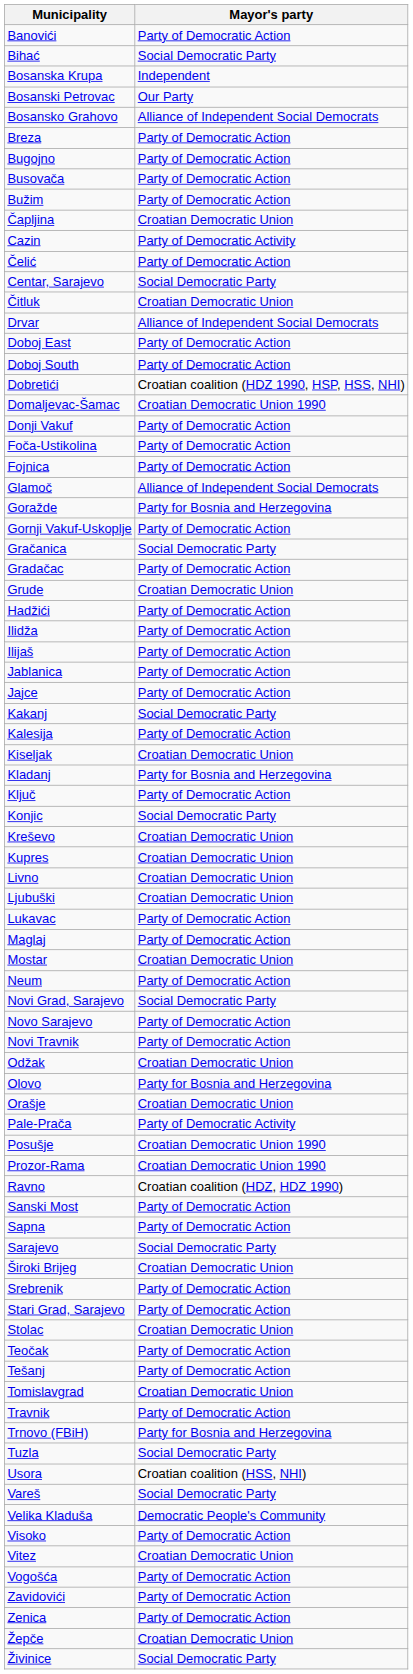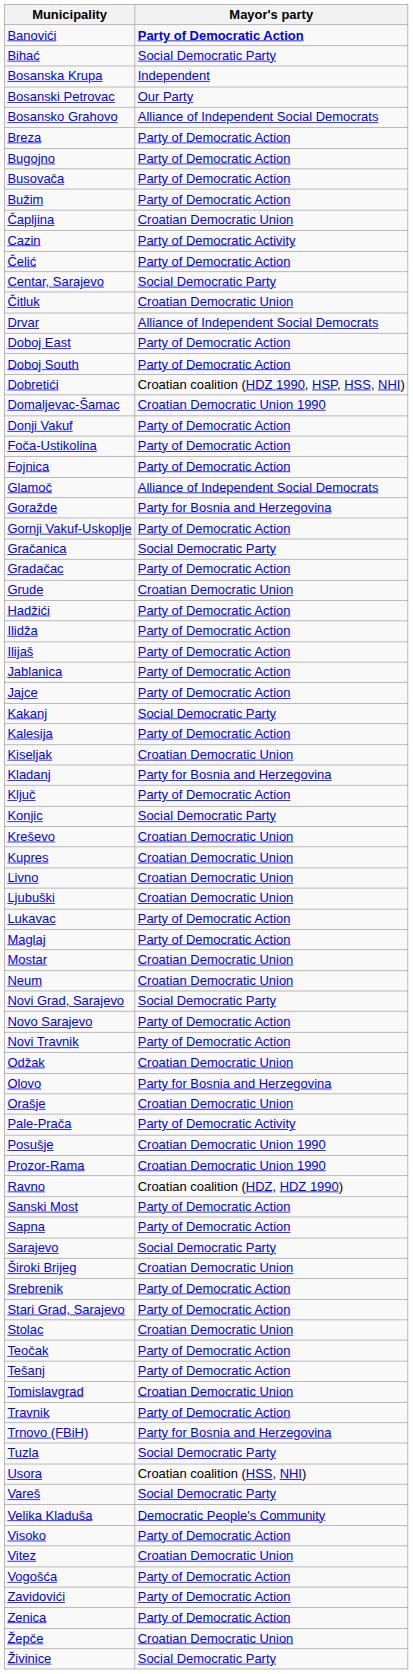(214, 35) normal -> (221, 35) bold
(214, 980) Party of Democratic Action -> (216, 980) Croatian Democratic Union
